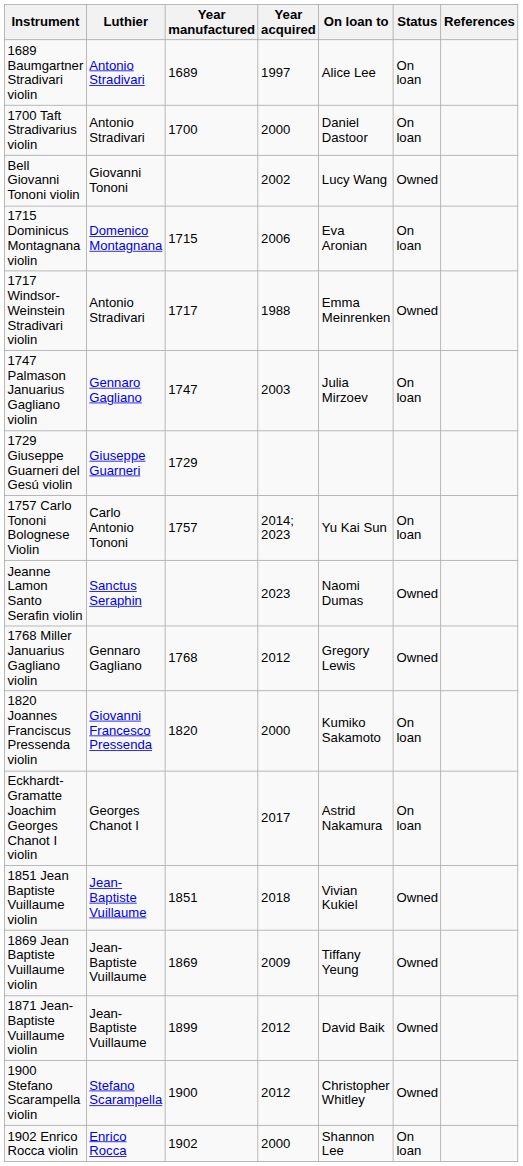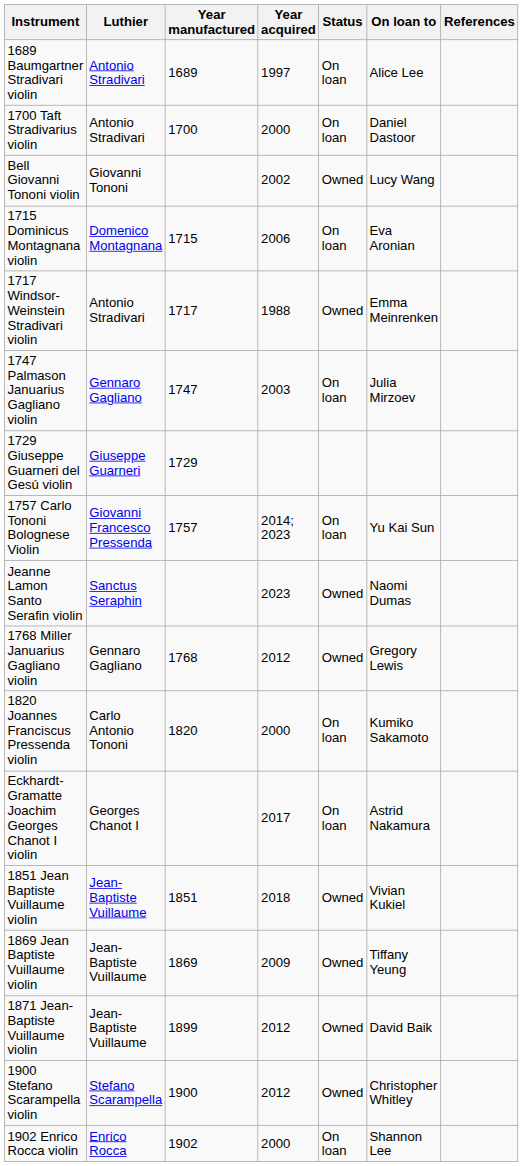columns swapped: (417, 22) <-> (356, 22)
(112, 528) Carlo Antonio Tononi -> (121, 528) Giovanni Francesco Pressenda
(121, 730) Giovanni Francesco Pressenda -> (112, 730) Carlo Antonio Tononi
